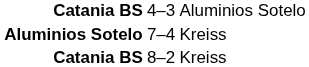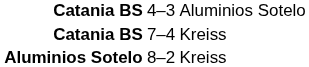(73, 34) Aluminios Sotelo -> (98, 34) Catania BS
(98, 57) Catania BS -> (73, 57) Aluminios Sotelo
